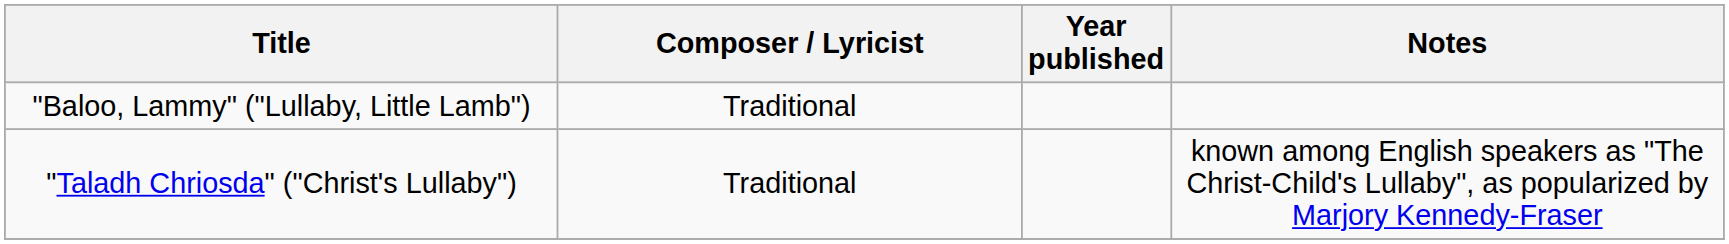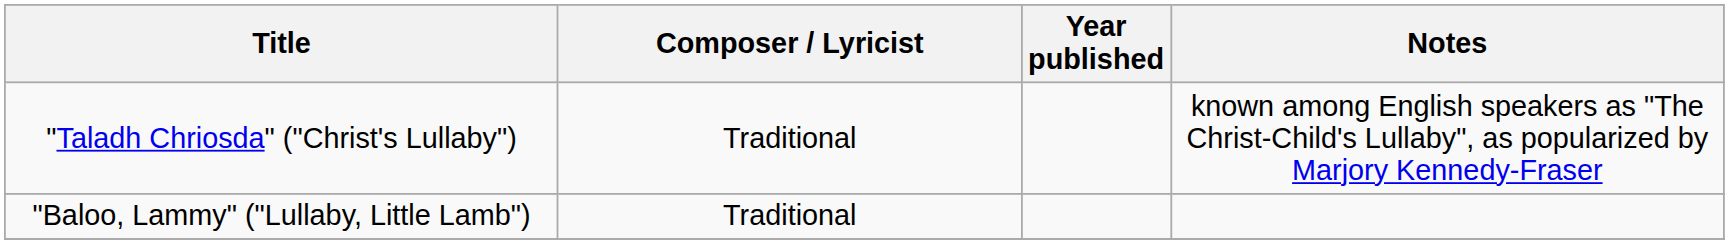rows swapped: (282, 183) <-> (282, 105)
